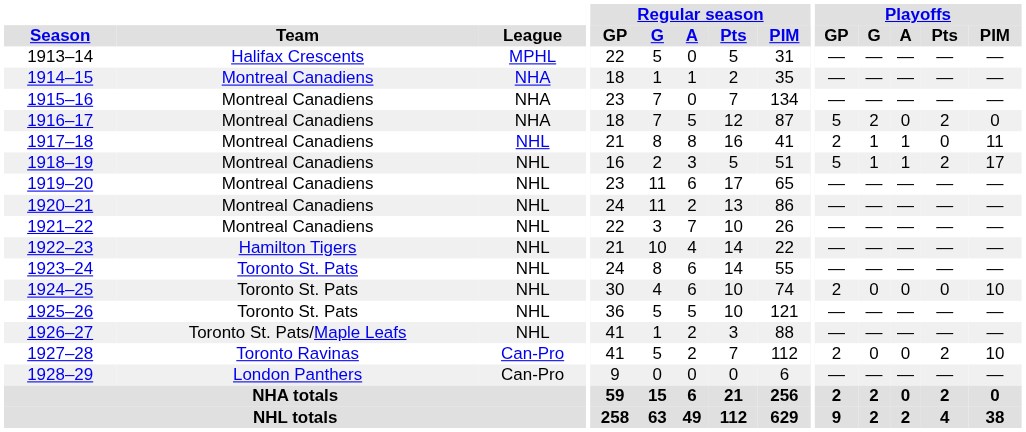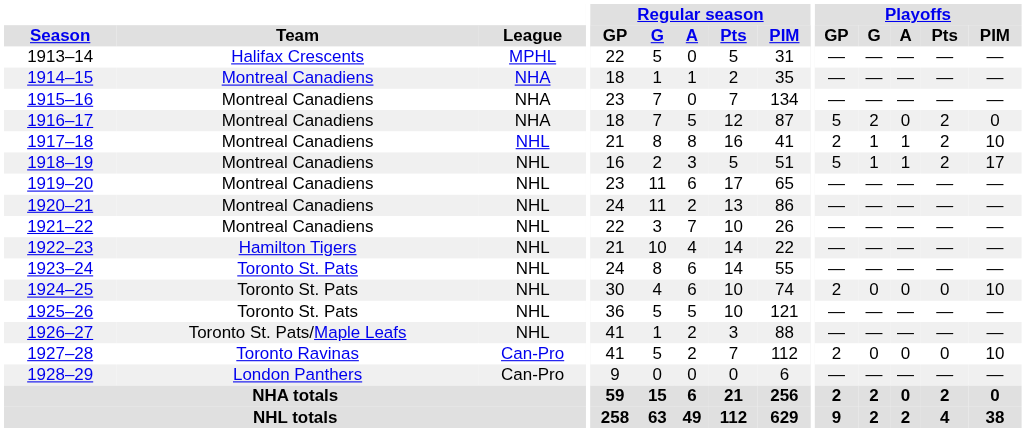(945, 141) 0 -> (945, 141) 2
(995, 141) 11 -> (995, 141) 10
(945, 353) 2 -> (945, 353) 0
